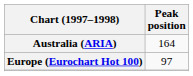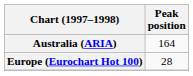(167, 61) 97 -> (167, 61) 28
